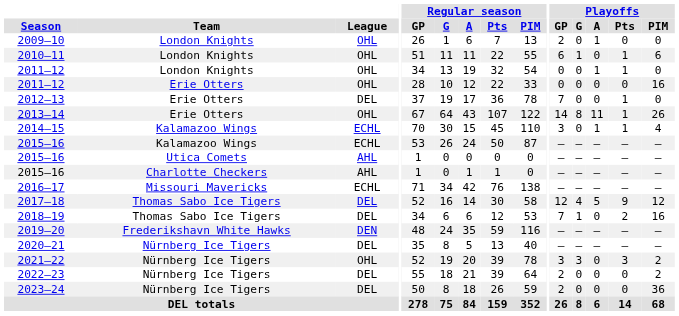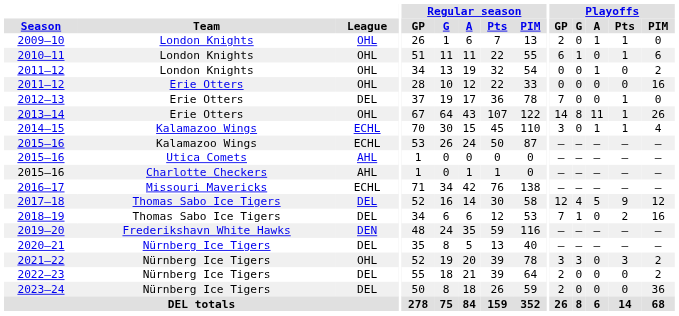(625, 41) 0 -> (625, 41) 1
(625, 70) 1 -> (625, 70) 0
(658, 70) 0 -> (658, 70) 2
